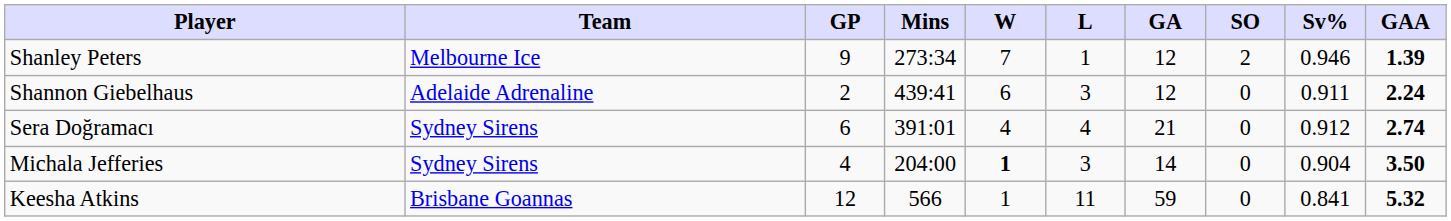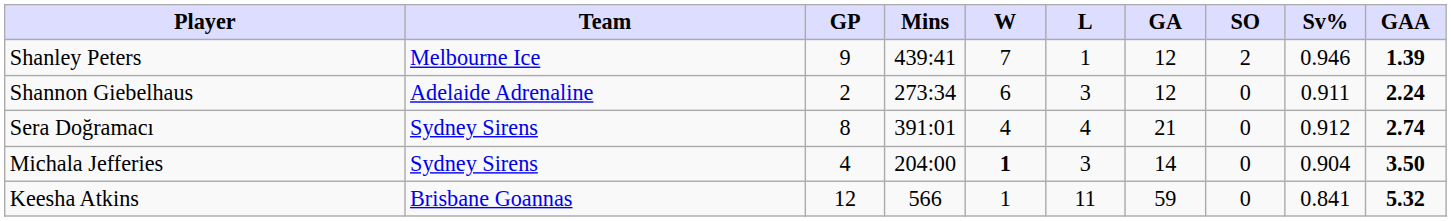(925, 57) 273:34 -> (925, 57) 439:41
(925, 92) 439:41 -> (925, 92) 273:34
(845, 127) 6 -> (845, 127) 8
